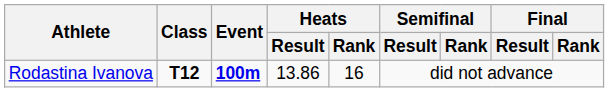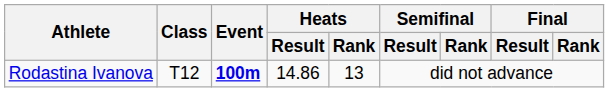(184, 74) bold -> (184, 74) normal
(298, 74) 13.86 -> (298, 74) 14.86
(354, 74) 16 -> (354, 74) 13
